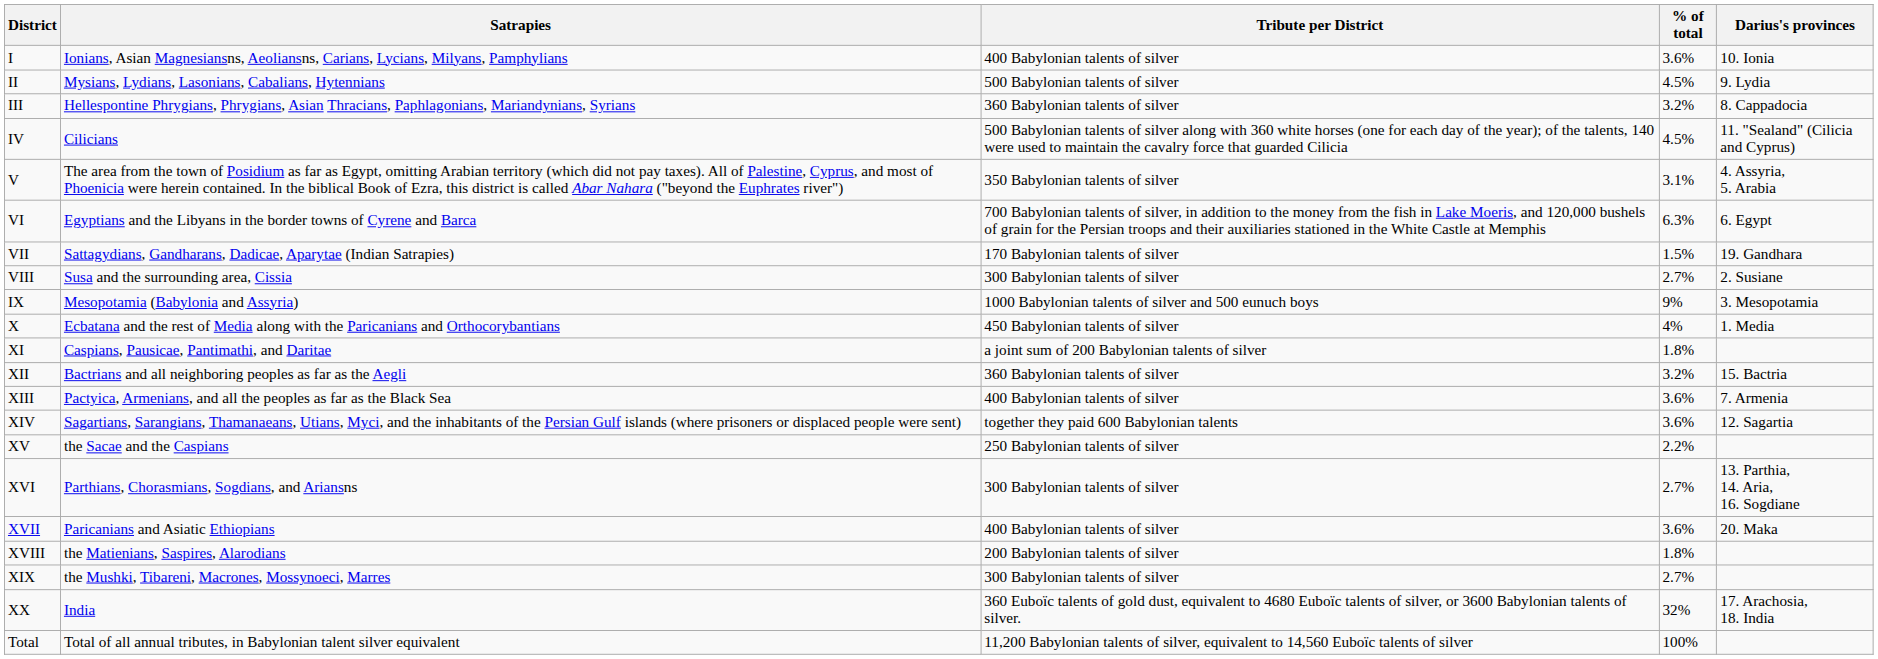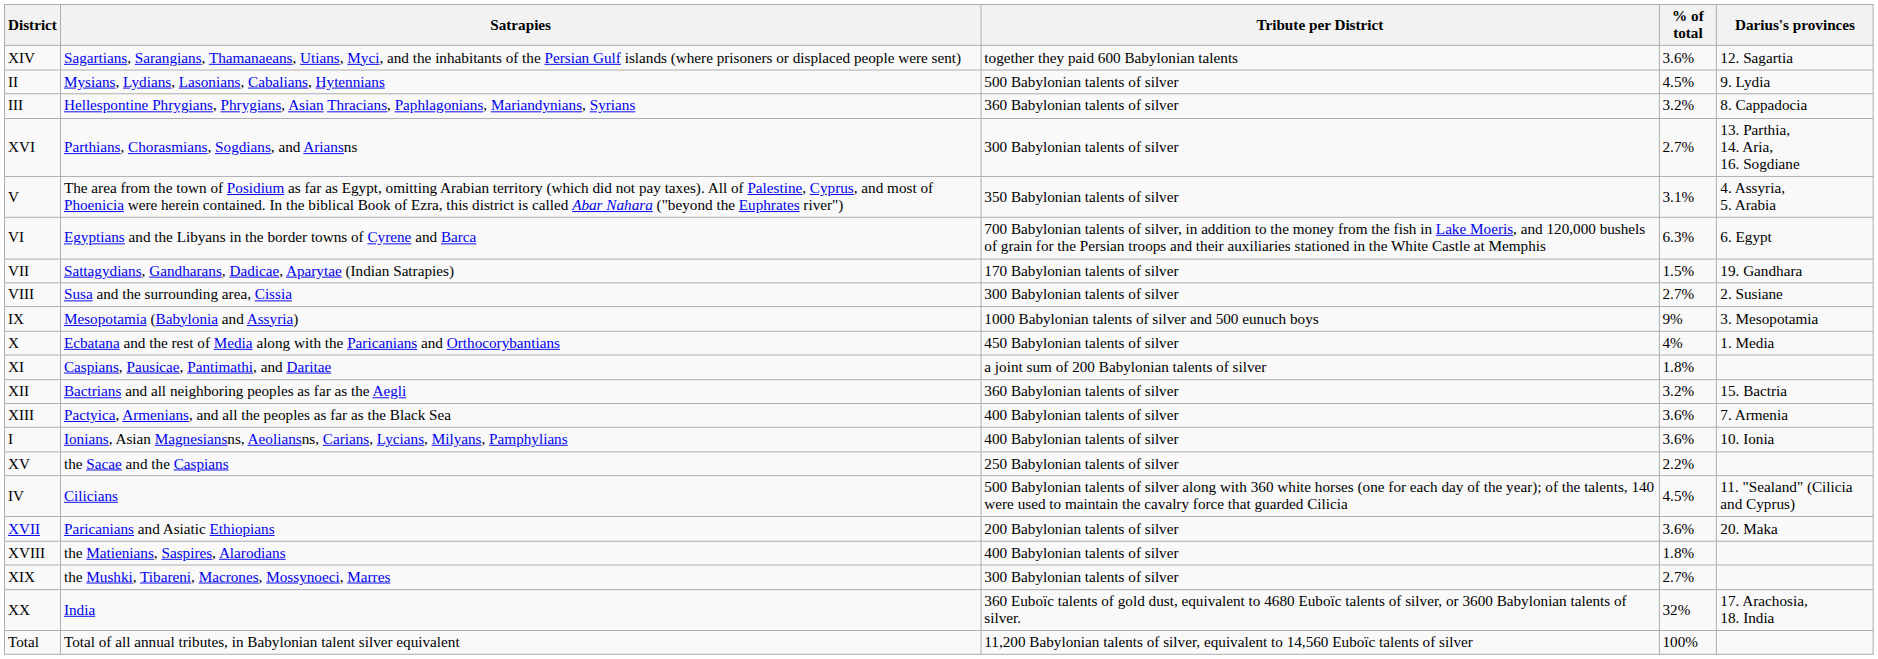rows swapped: (11, 57) <-> (21, 422)
rows swapped: (16, 138) <-> (21, 487)
(1081, 528) 400 Babylonian talents of silver -> (1081, 528) 200 Babylonian talents of silver
(1081, 553) 200 Babylonian talents of silver -> (1081, 553) 400 Babylonian talents of silver
